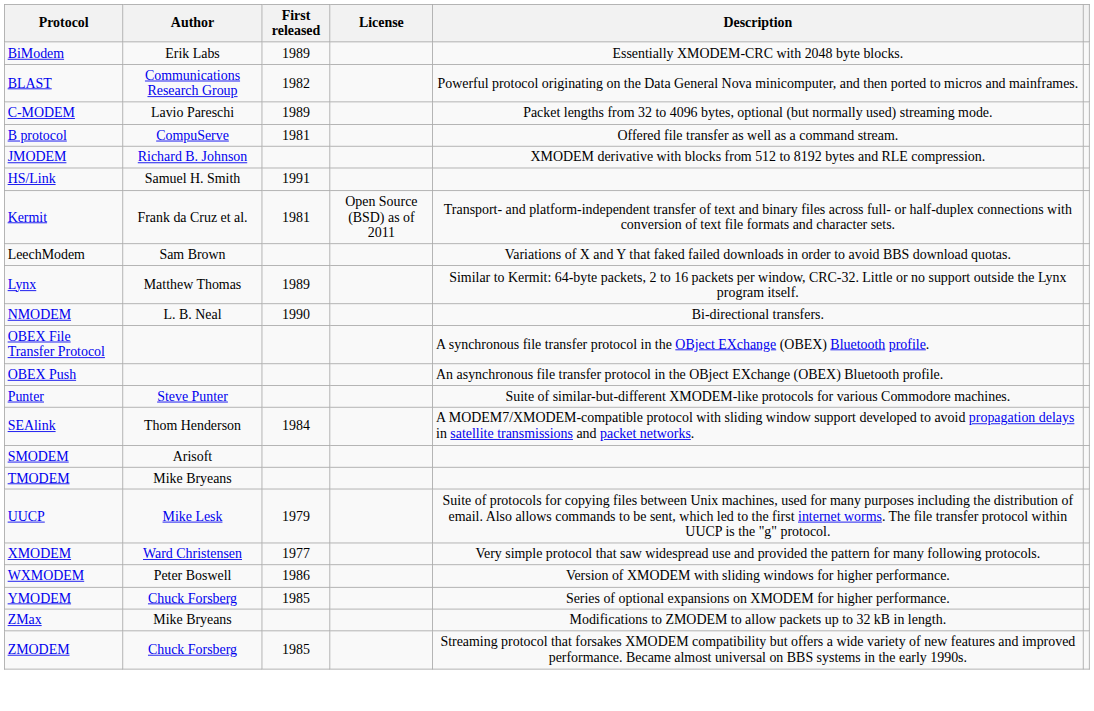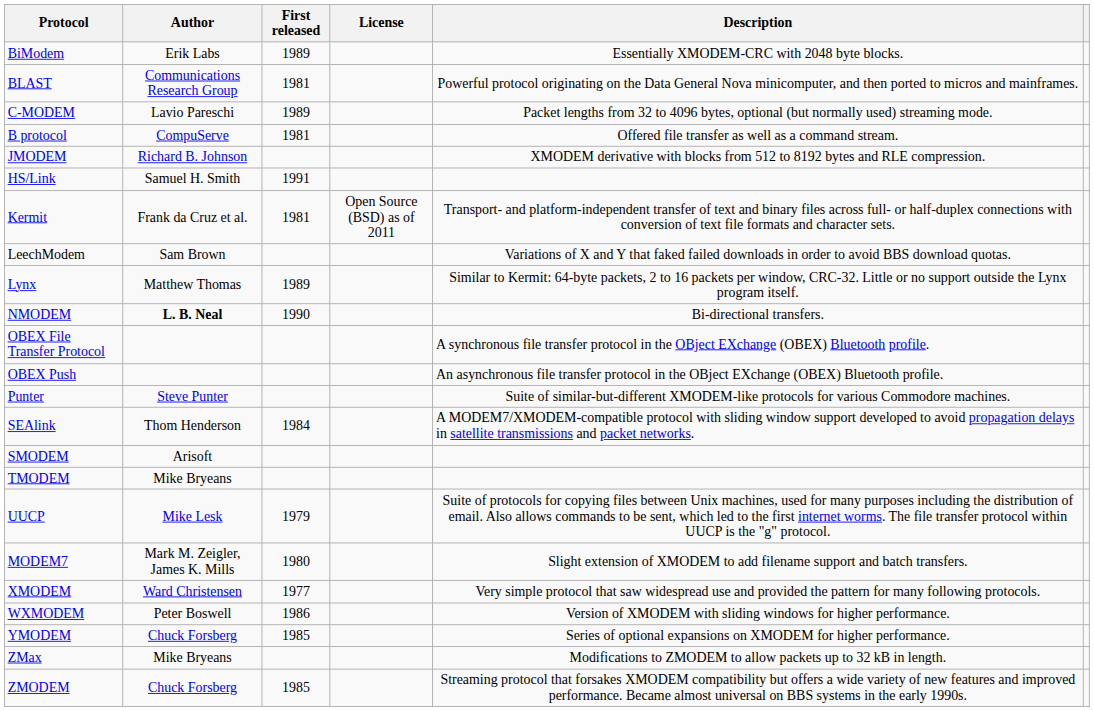(296, 83) 1982 -> (296, 83) 1981
(193, 314) normal -> (193, 314) bold
+ row: (38, 561)
